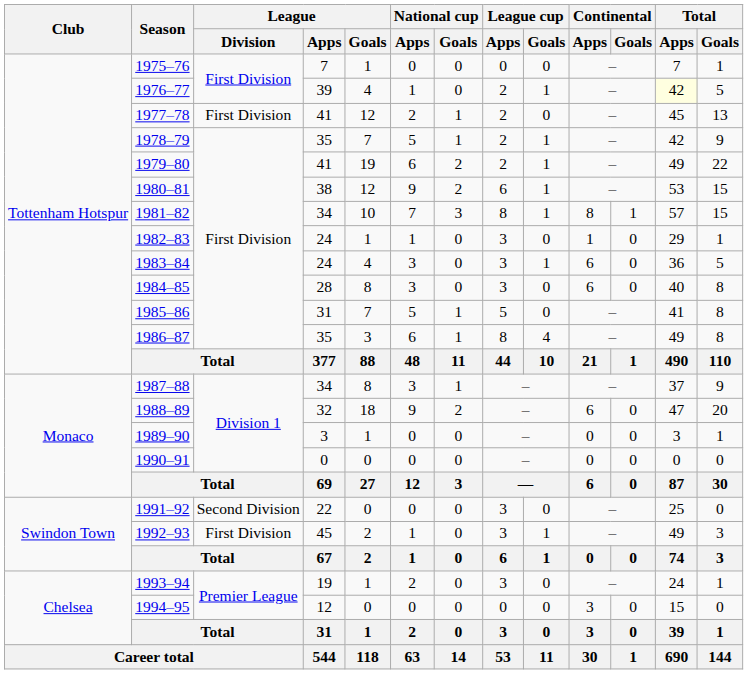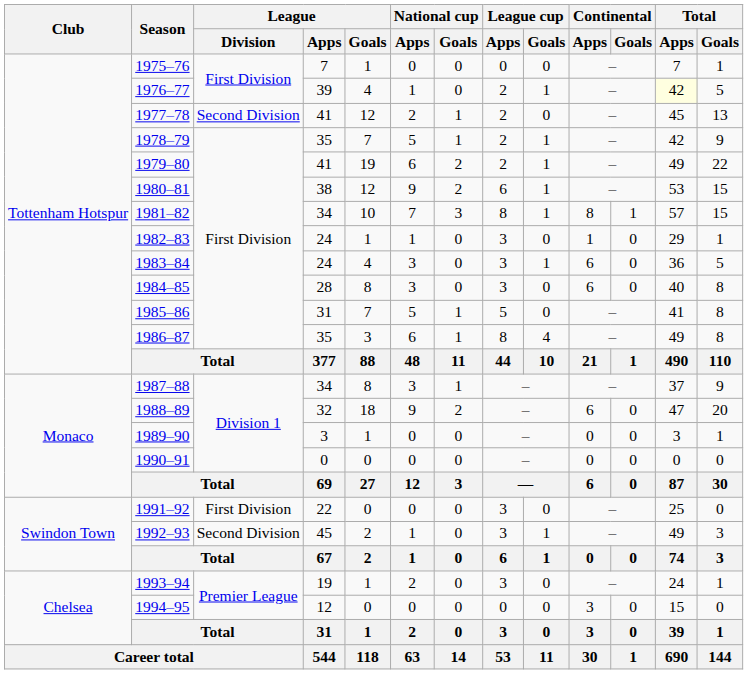(248, 115) First Division -> (248, 115) Second Division
(248, 509) Second Division -> (248, 509) First Division
(248, 533) First Division -> (248, 533) Second Division
